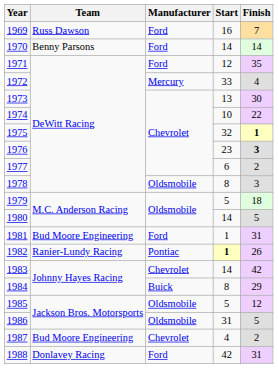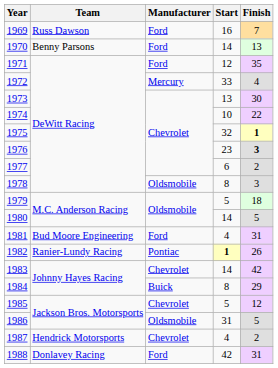(257, 47) 14 -> (257, 47) 13
(227, 235) 1 -> (227, 235) 4
(172, 304) Oldsmobile -> (168, 304) Chevrolet
(83, 338) Bud Moore Engineering -> (78, 338) Hendrick Motorsports
